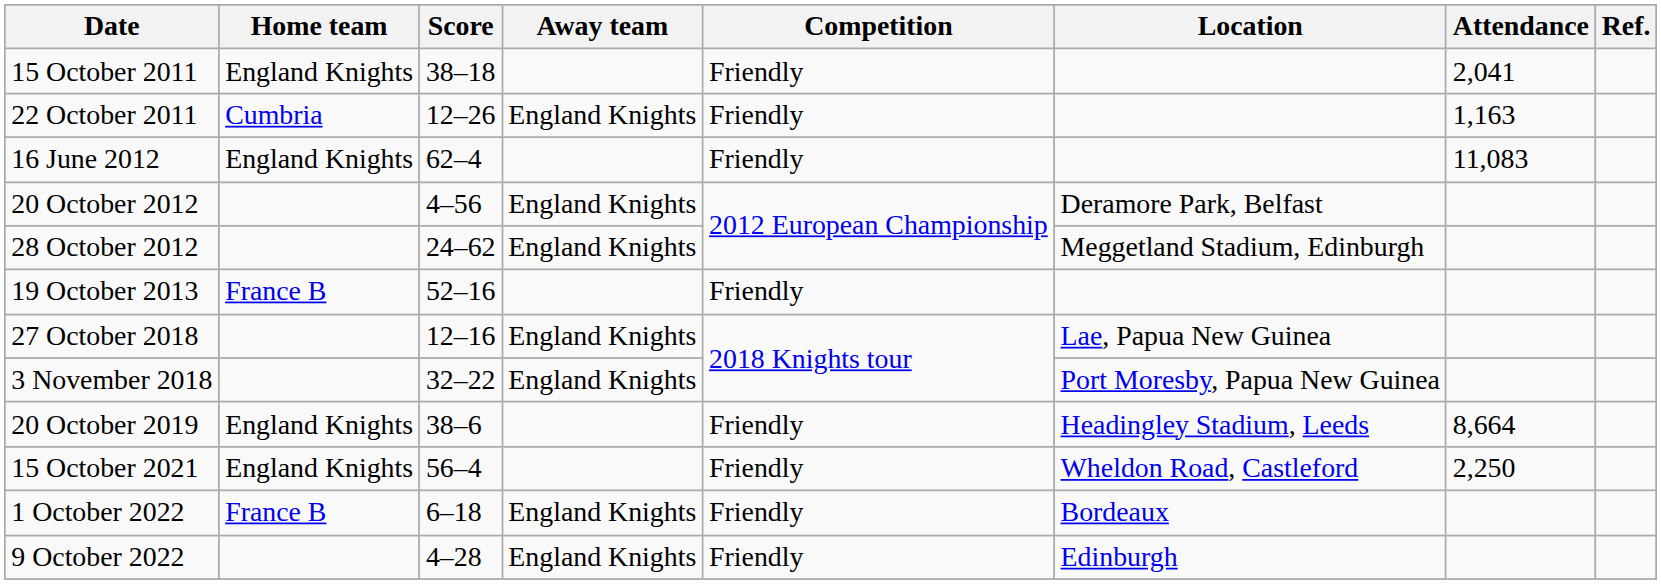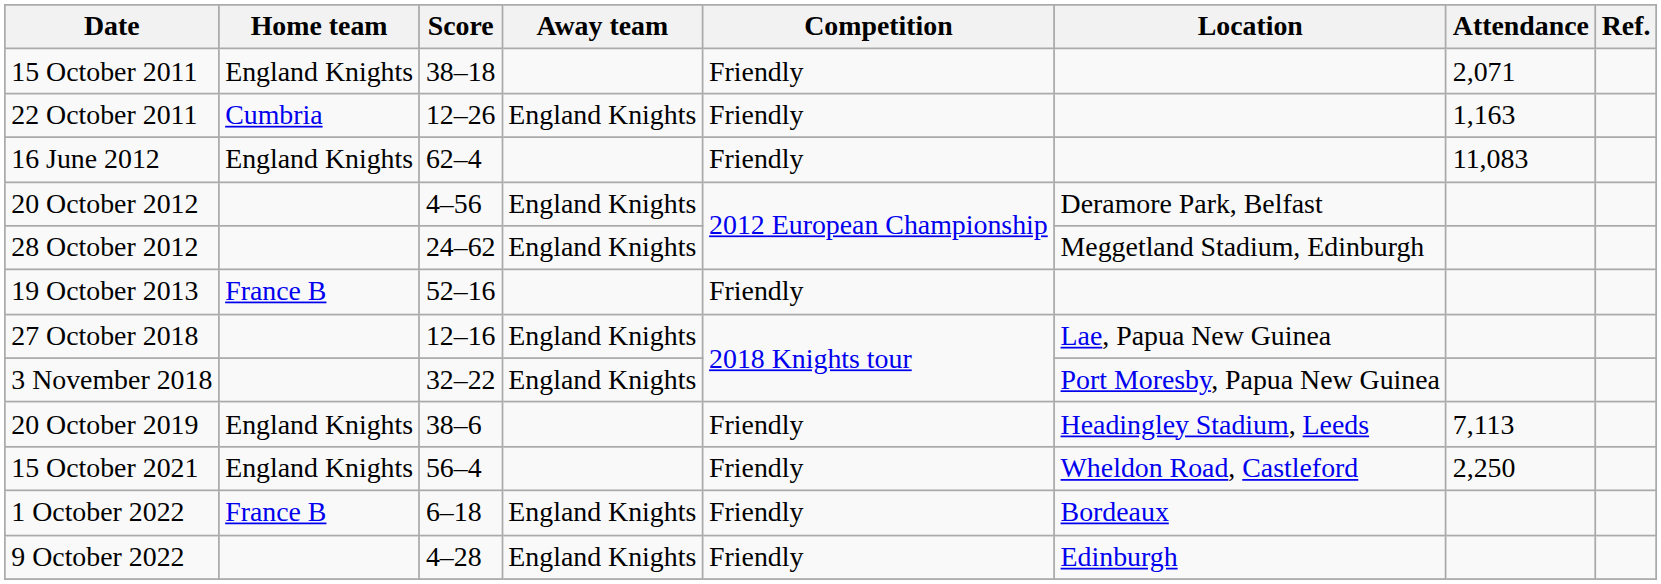(1484, 70) 2,041 -> (1484, 70) 2,071
(1484, 423) 8,664 -> (1484, 423) 7,113
